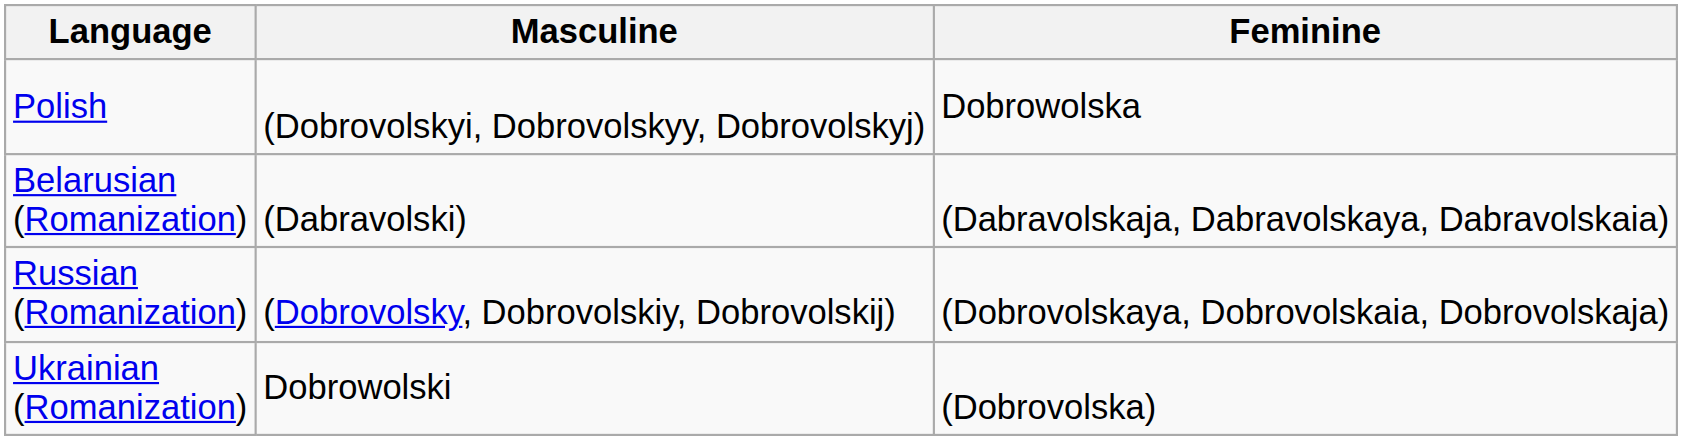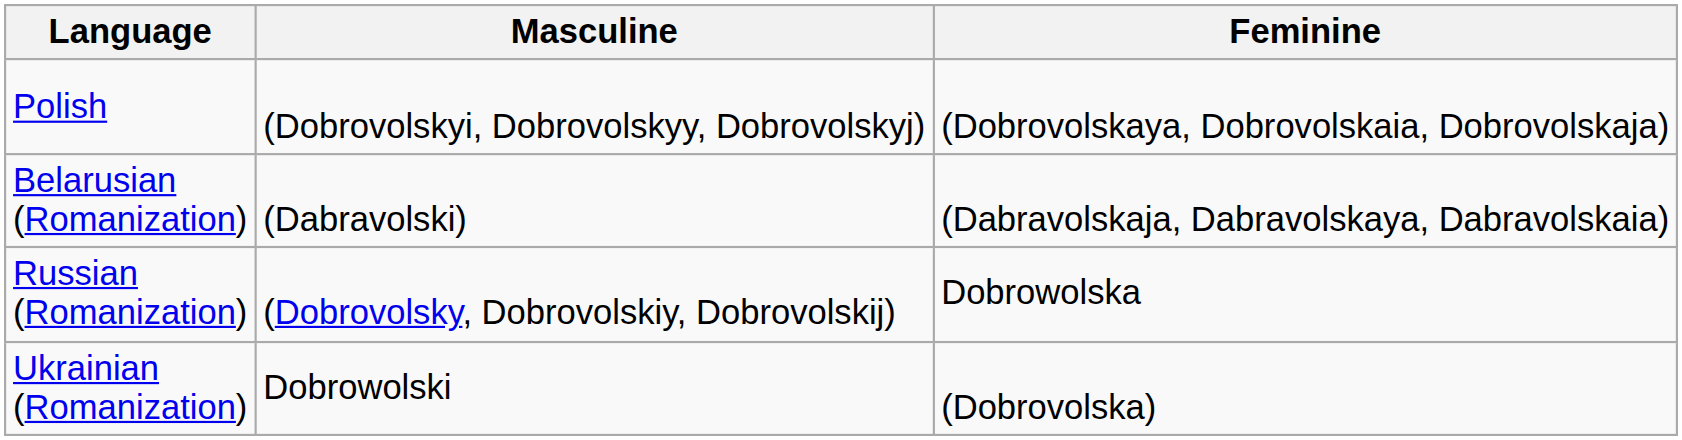(1041, 106) Dobrowolska -> (1305, 125) (Dobrovolskaya, Dobrovolskaia, Dobrovolskaja)
(1305, 312) (Dobrovolskaya, Dobrovolskaia, Dobrovolskaja) -> (1041, 293) Dobrowolska
